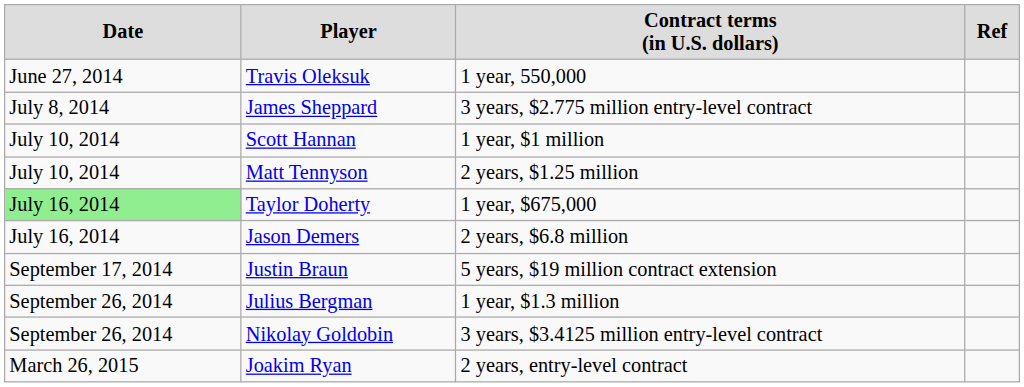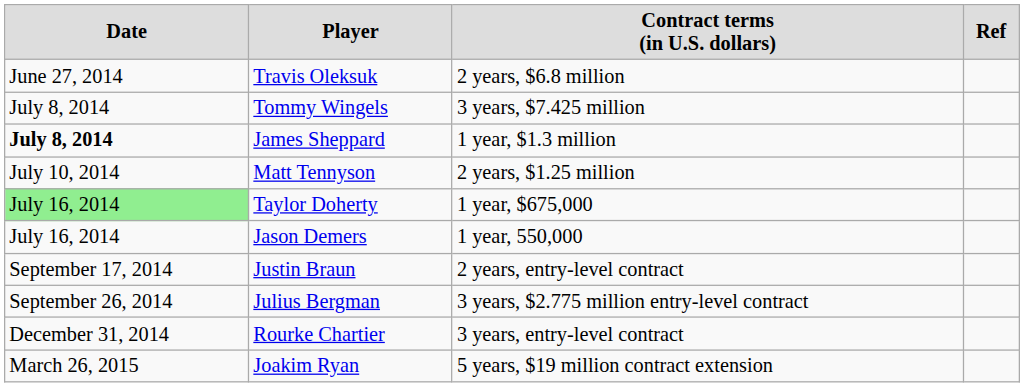(523, 75) 1 year, 550,000 -> (541, 75) 2 years, $6.8 million
+ row: (321, 107)
(59, 107) normal -> (61, 140) bold
(636, 107) 3 years, $2.775 million entry-level contract -> (536, 140) 1 year, $1.3 million
- row: (301, 140)
(544, 236) 2 years, $6.8 million -> (520, 236) 1 year, 550,000
(619, 269) 5 years, $19 million contract extension -> (570, 269) 2 years, entry-level contract
(540, 301) 1 year, $1.3 million -> (633, 301) 3 years, $2.775 million entry-level contract
- row: (319, 333)
+ row: (319, 333)
(574, 365) 2 years, entry-level contract -> (615, 365) 5 years, $19 million contract extension
